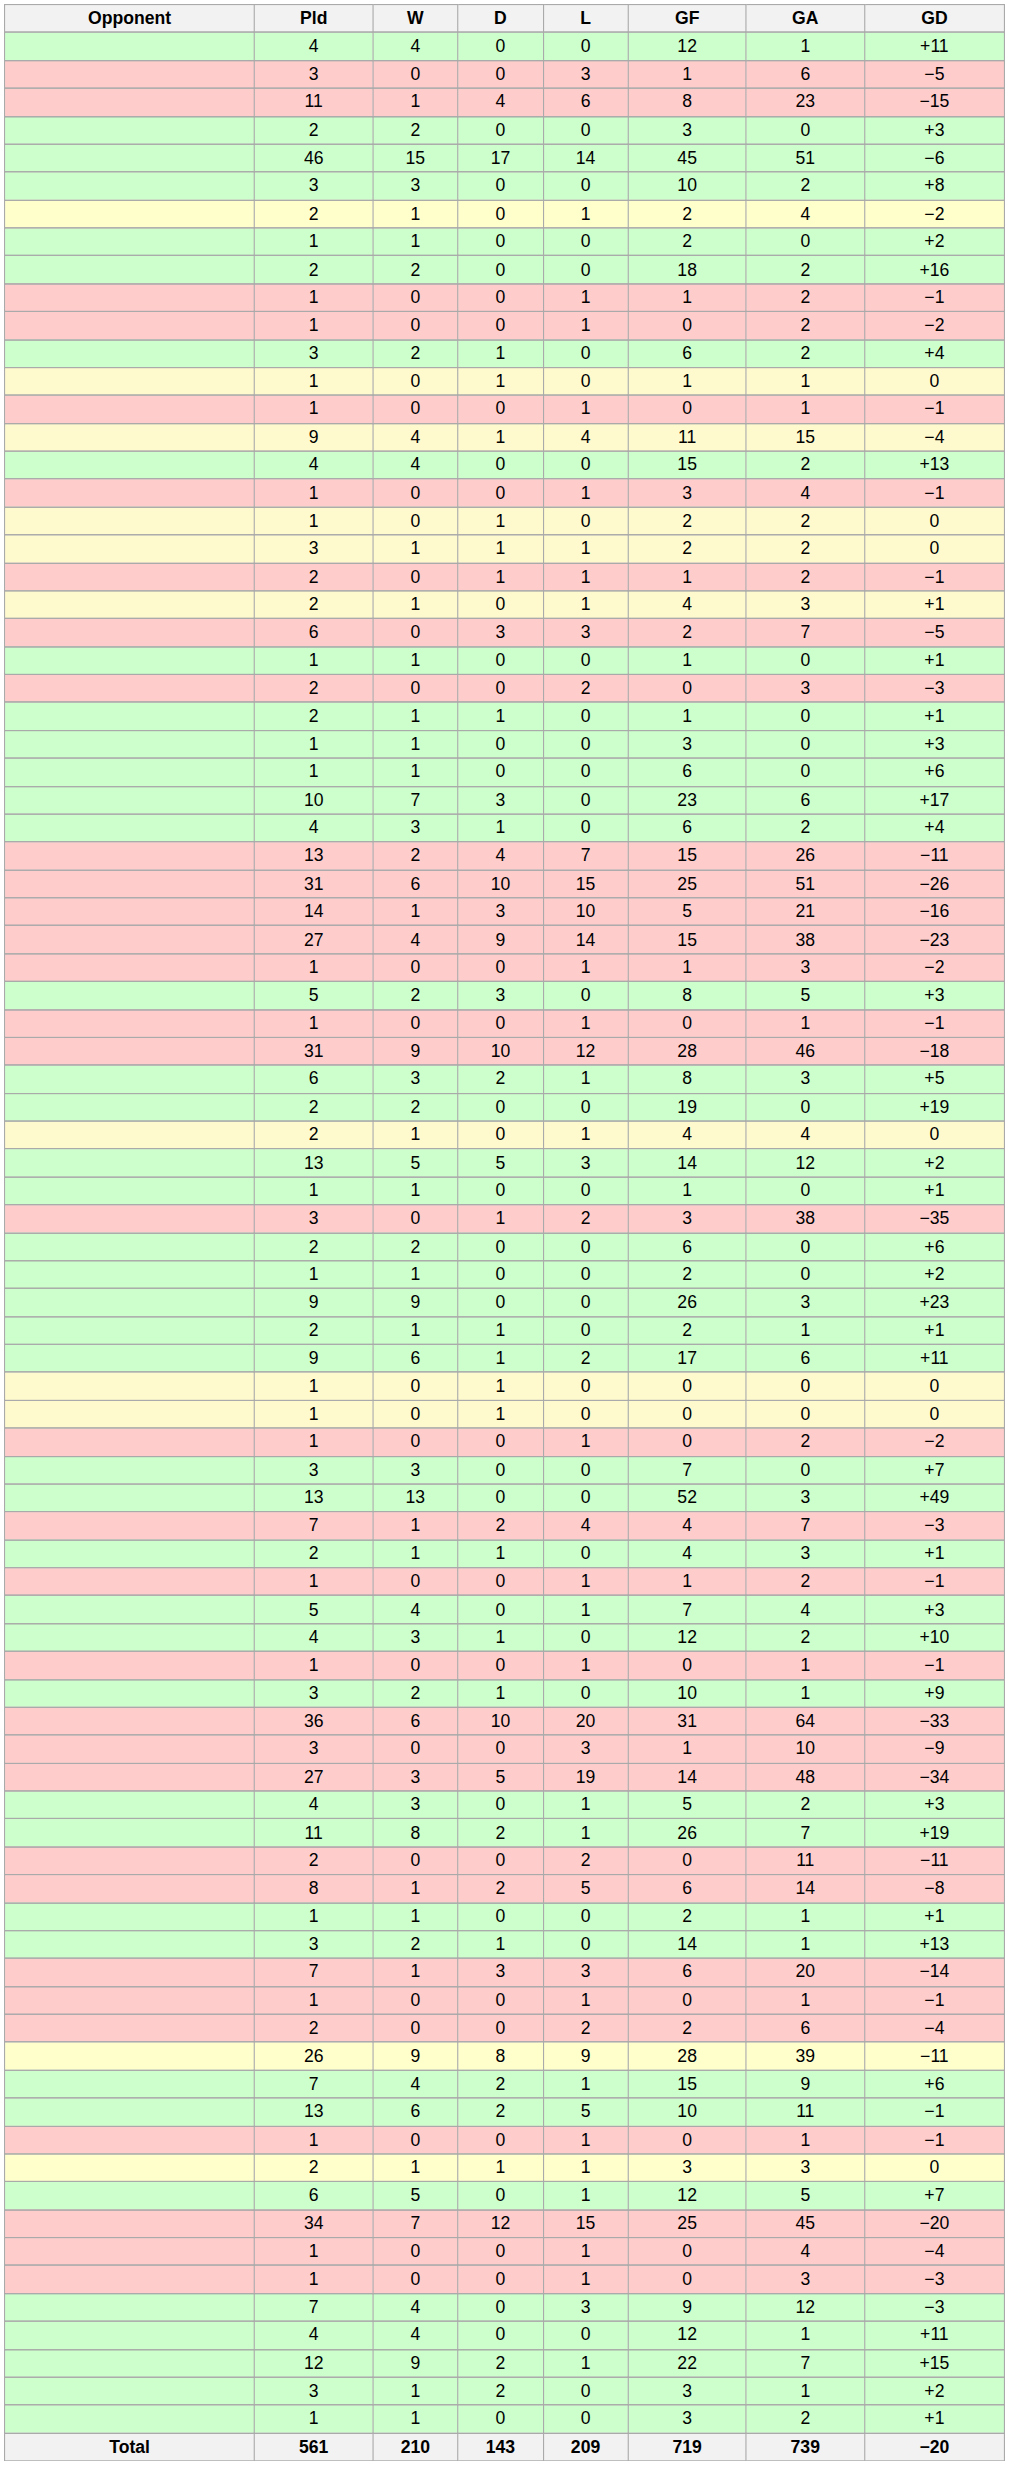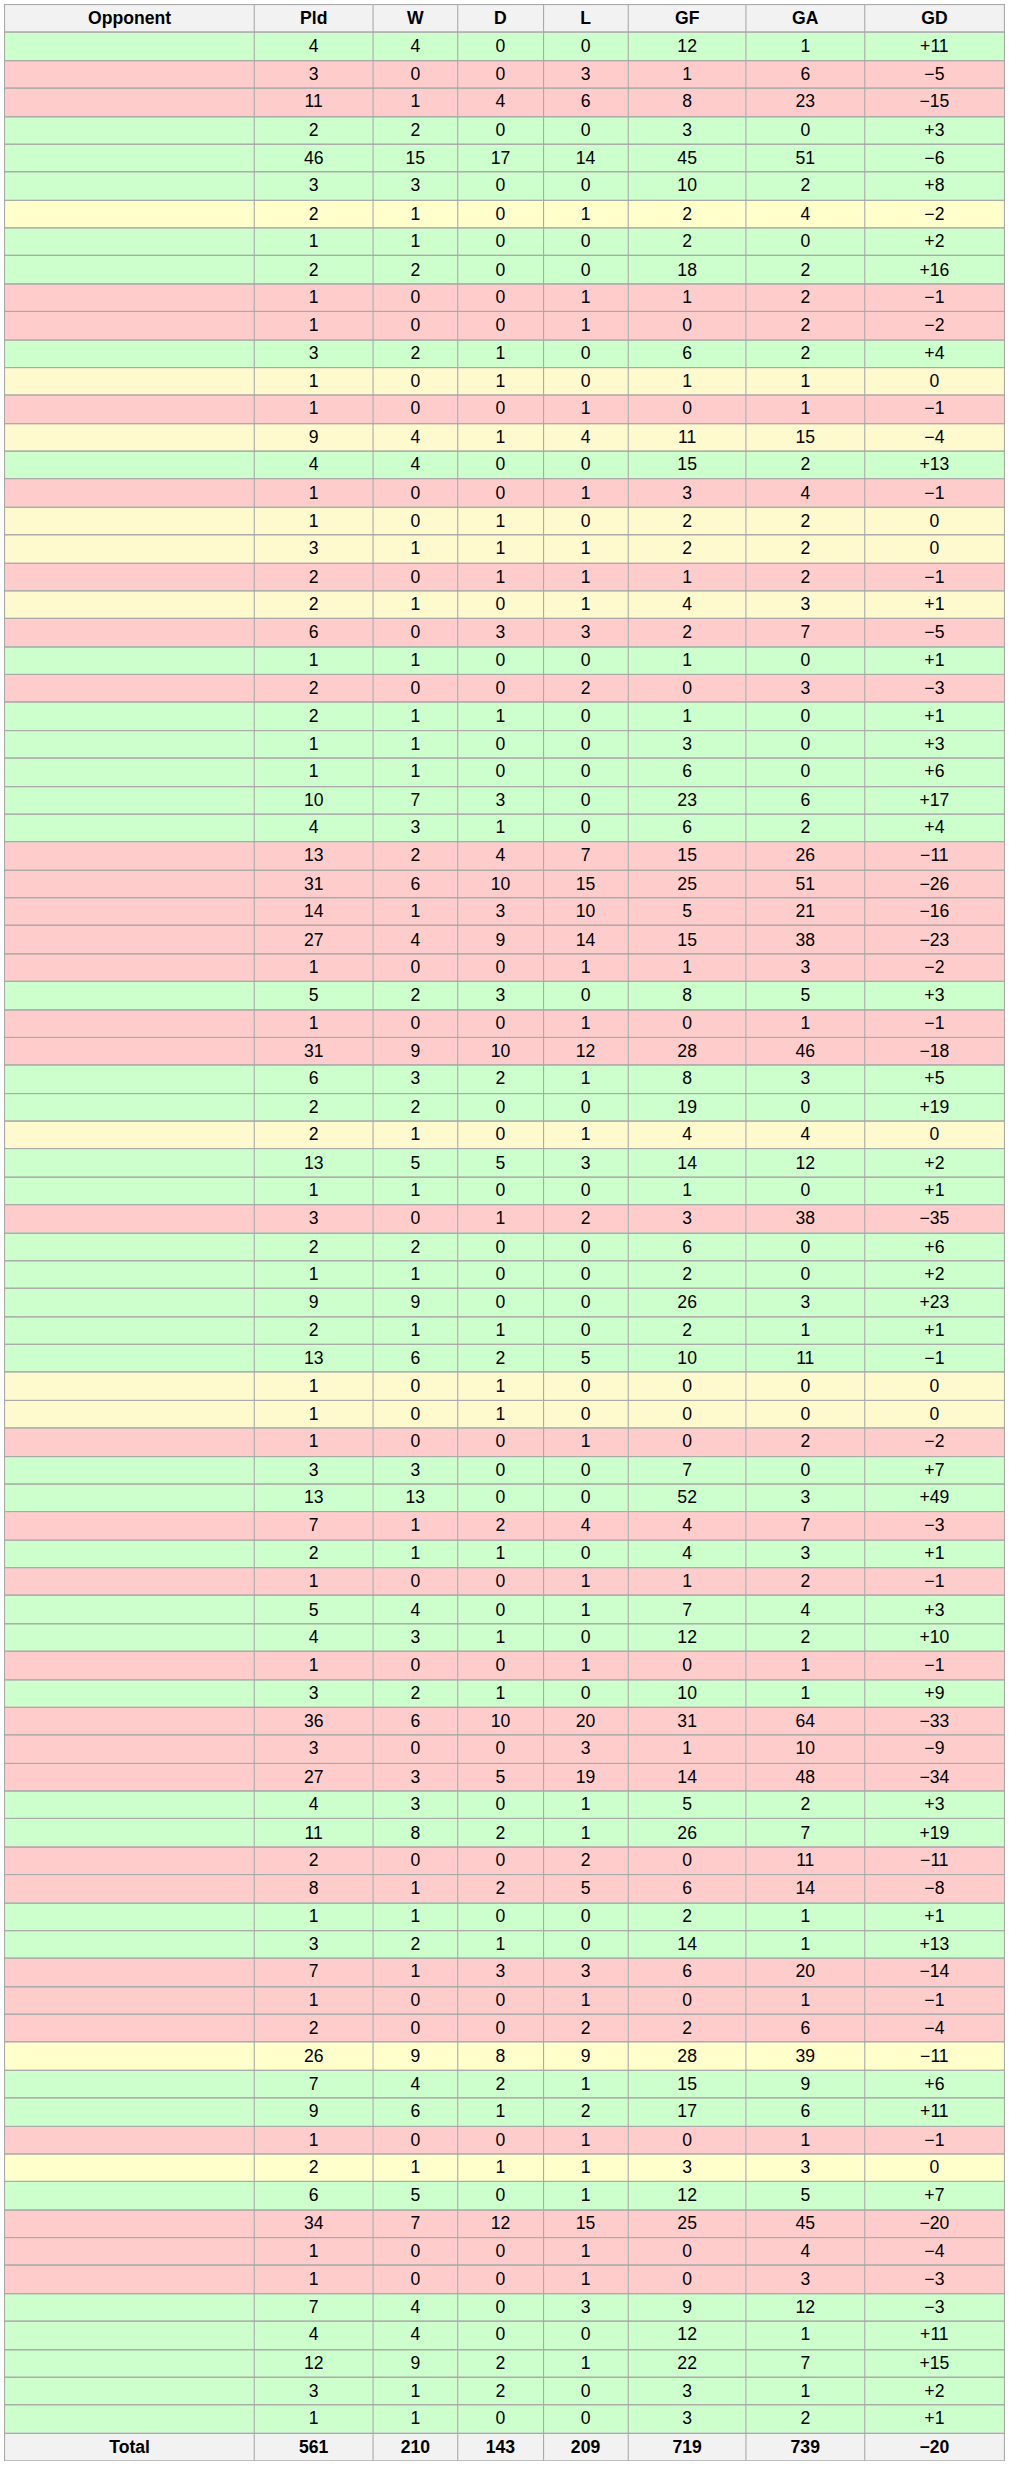rows swapped: (314, 1358) <-> (314, 2111)
